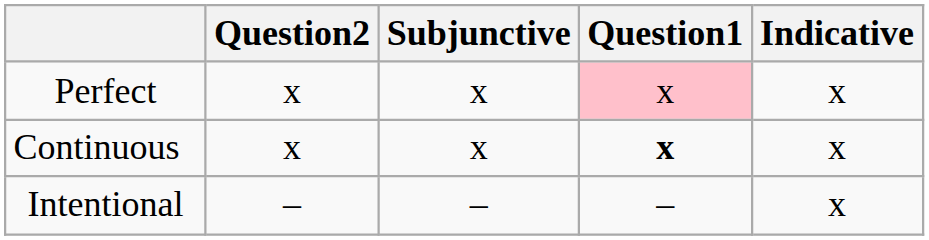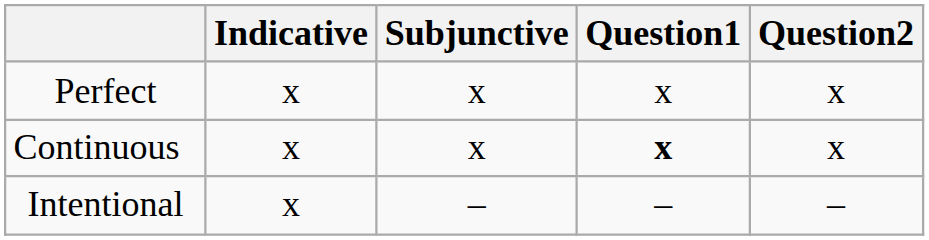columns swapped: (837, 33) <-> (292, 33)
(665, 90) pink background -> (663, 90) no background
